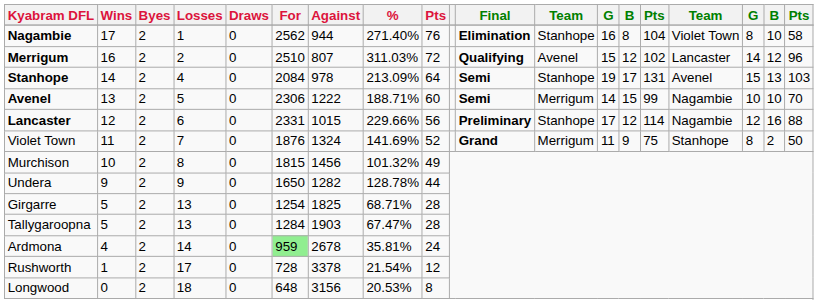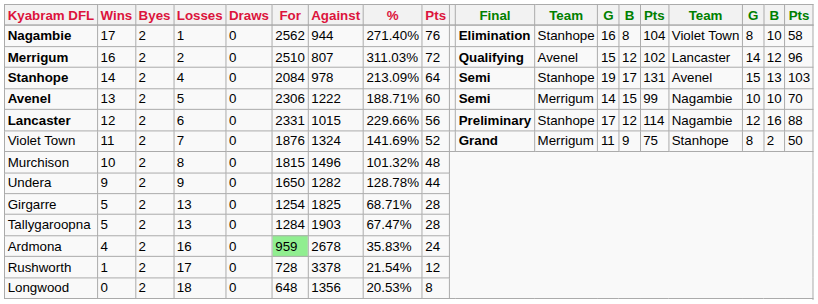(326, 162) 1456 -> (326, 162) 1496
(433, 162) 49 -> (433, 162) 48
(184, 246) 14 -> (184, 246) 16
(389, 246) 35.81% -> (389, 246) 35.83%
(326, 288) 3156 -> (326, 288) 1356
